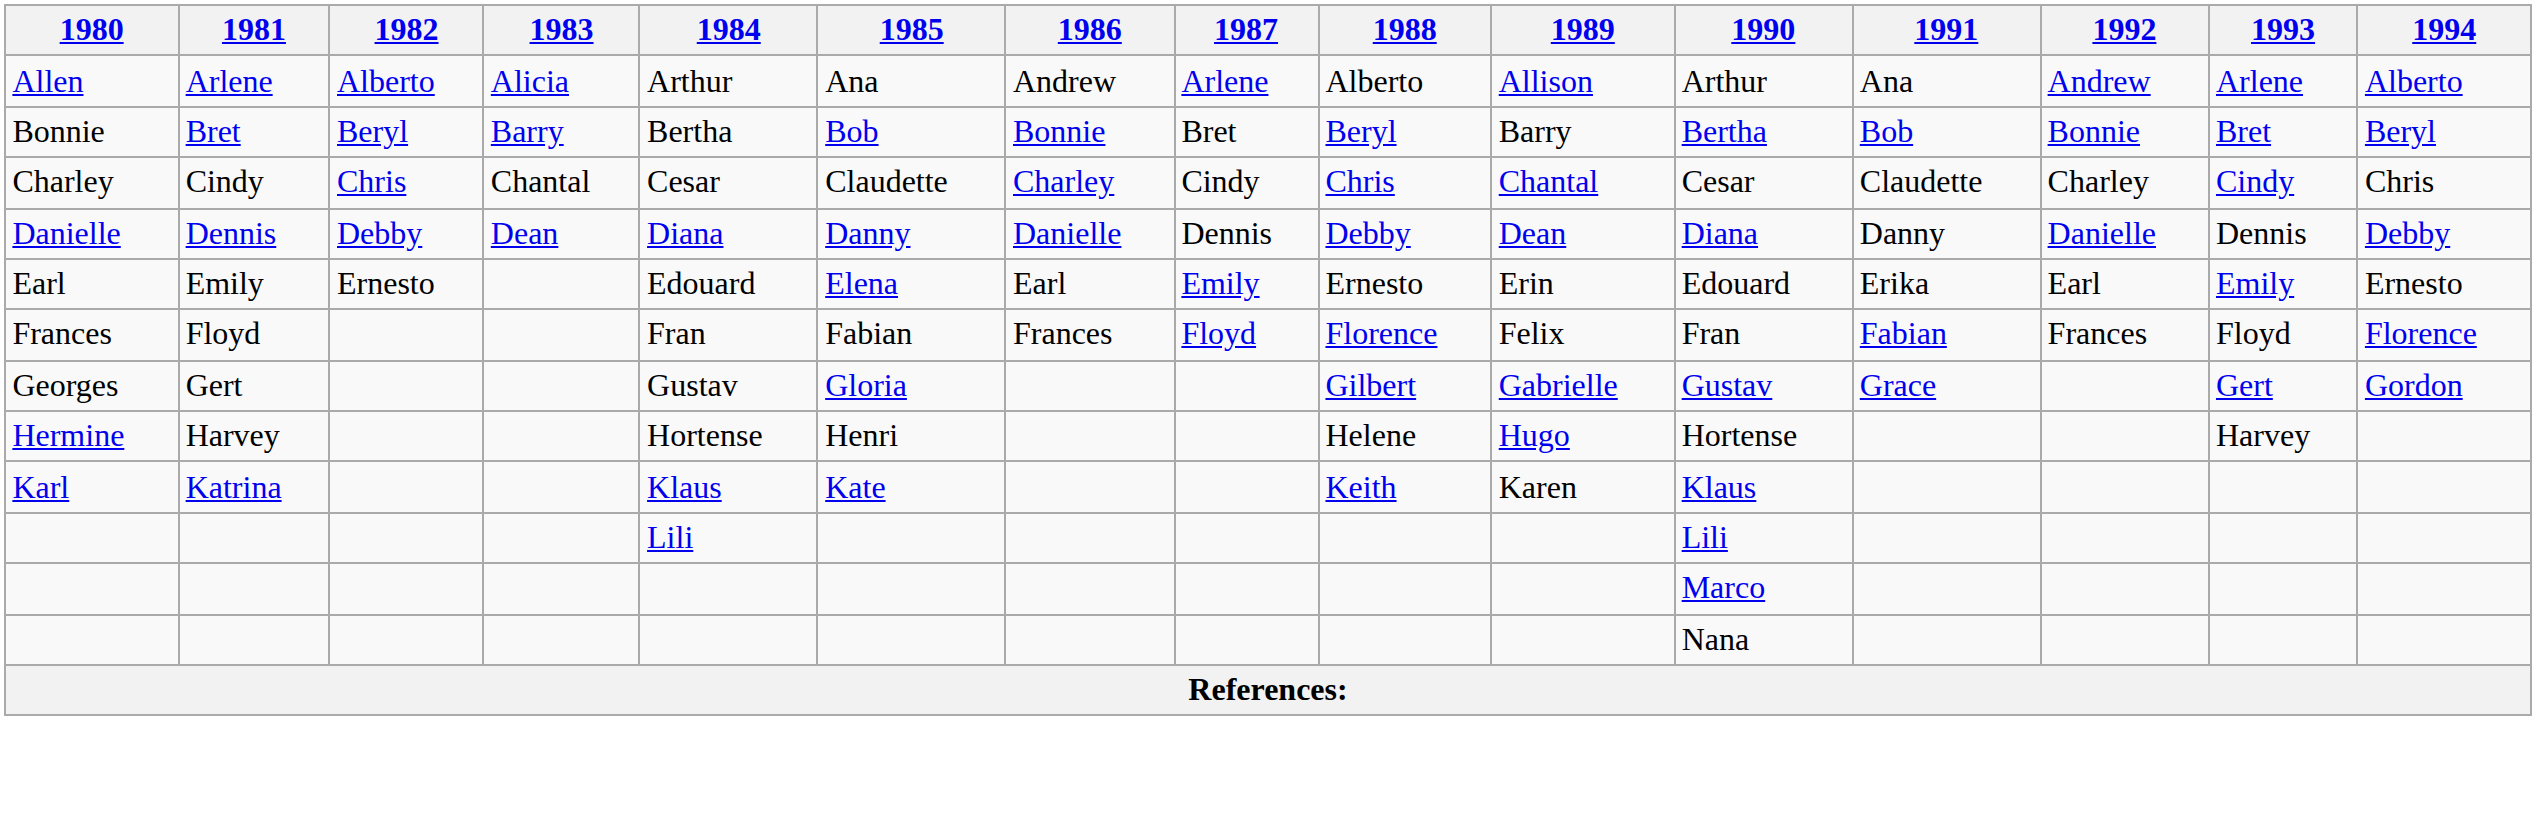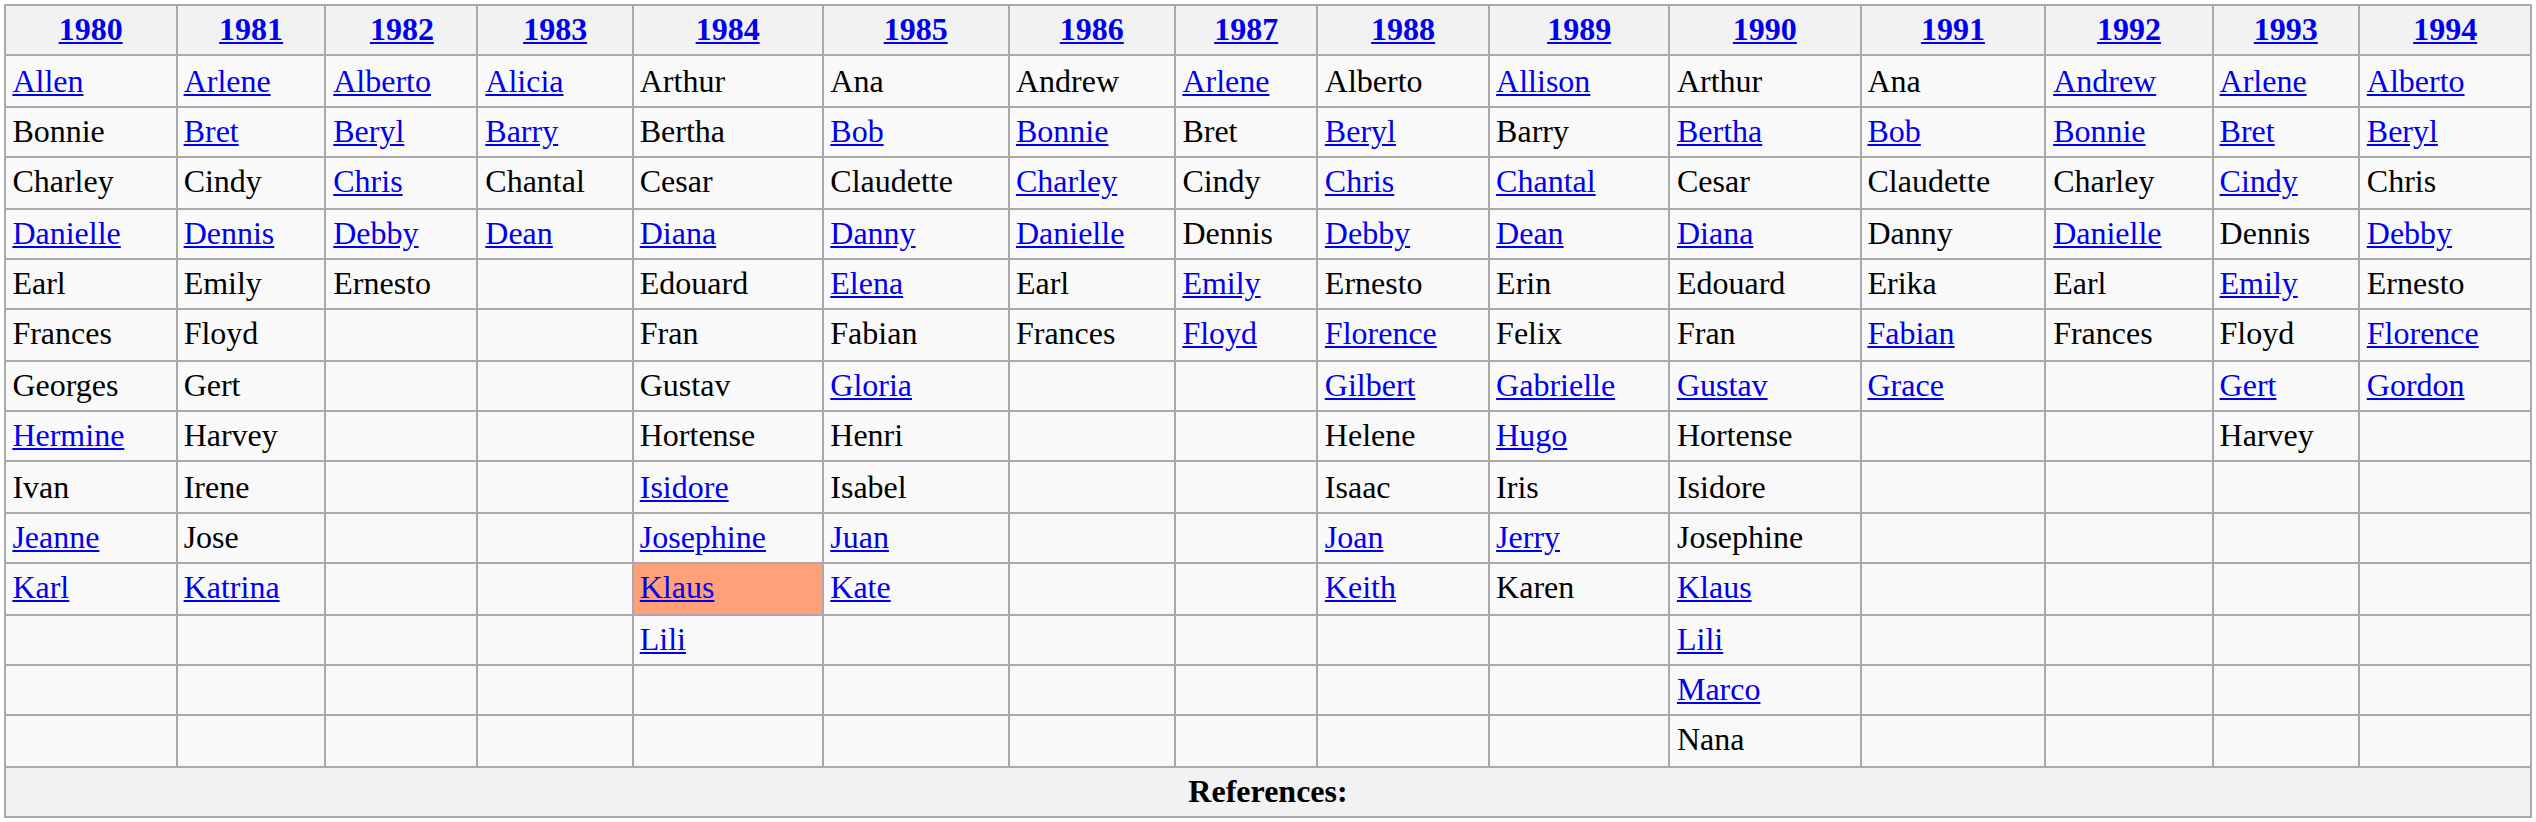+ row: (41, 486)
+ row: (56, 537)
(684, 486) no background -> (677, 588) lightsalmon background
